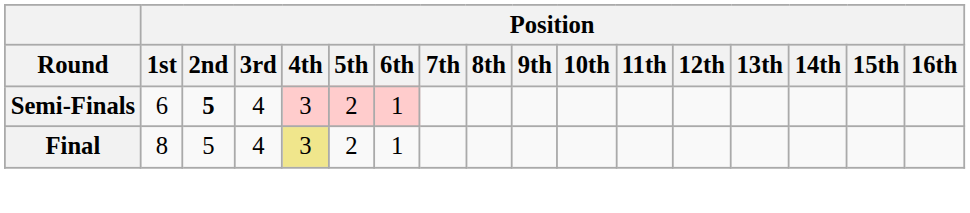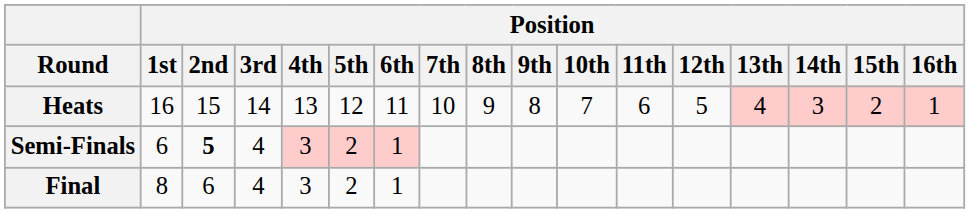+ row: (73, 105)
(208, 146) 5 -> (208, 186) 6
(306, 146) khaki background -> (306, 186) no background
